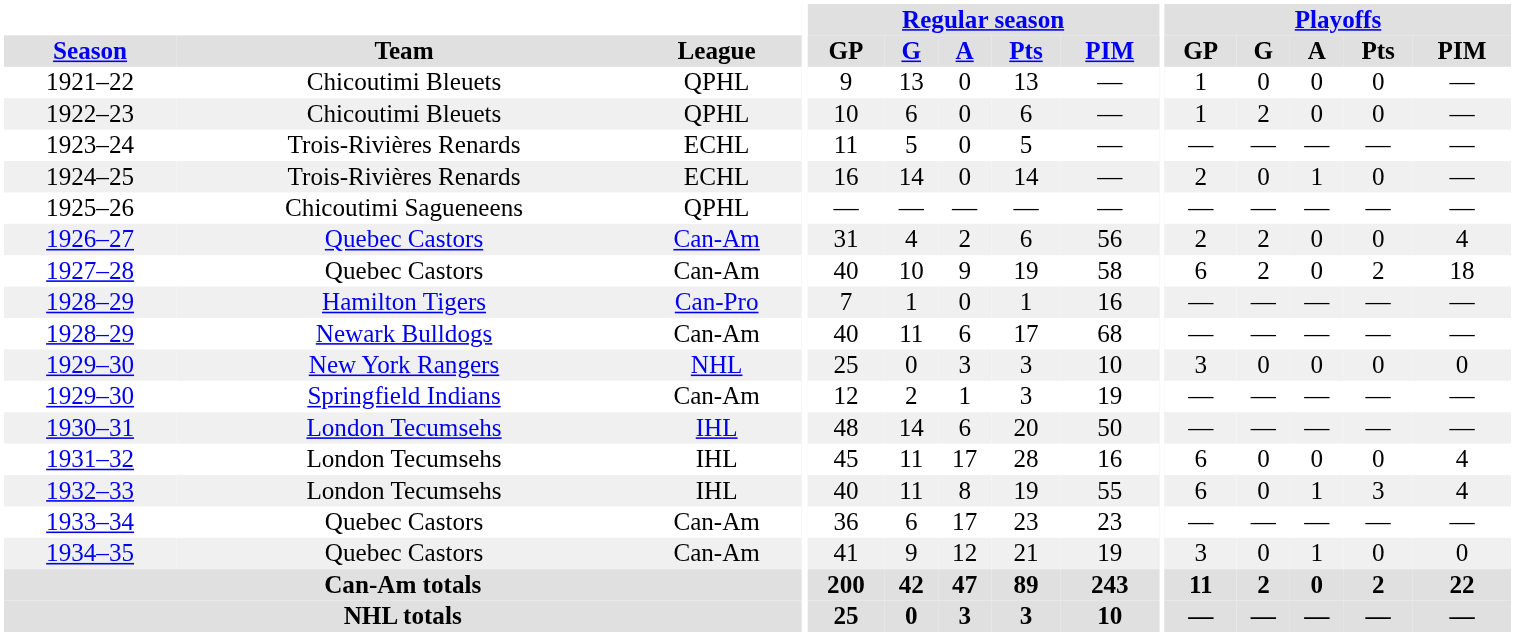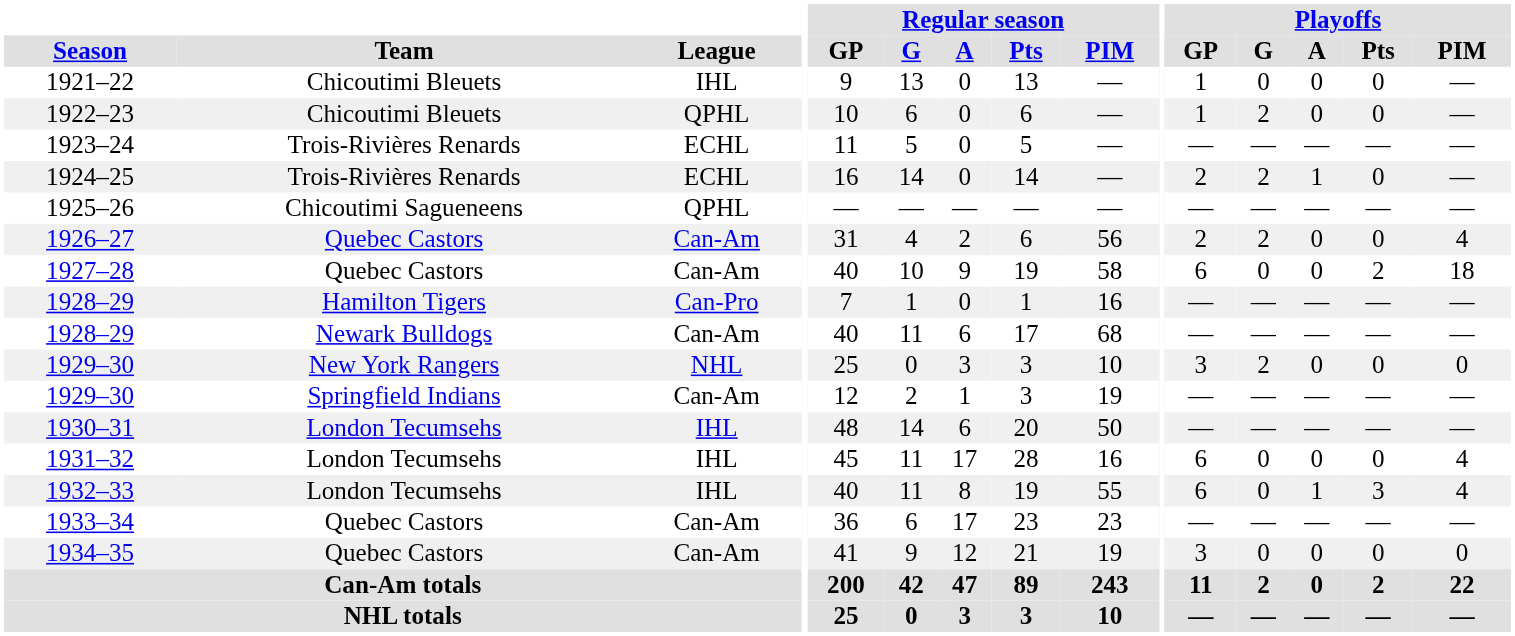(717, 82) QPHL -> (717, 82) IHL
(1263, 176) 0 -> (1263, 176) 2
(1263, 270) 2 -> (1263, 270) 0
(1263, 364) 0 -> (1263, 364) 2
(1317, 553) 1 -> (1317, 553) 0
